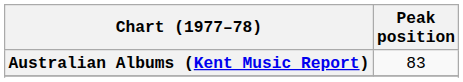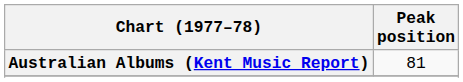(416, 63) 83 -> (416, 63) 81
